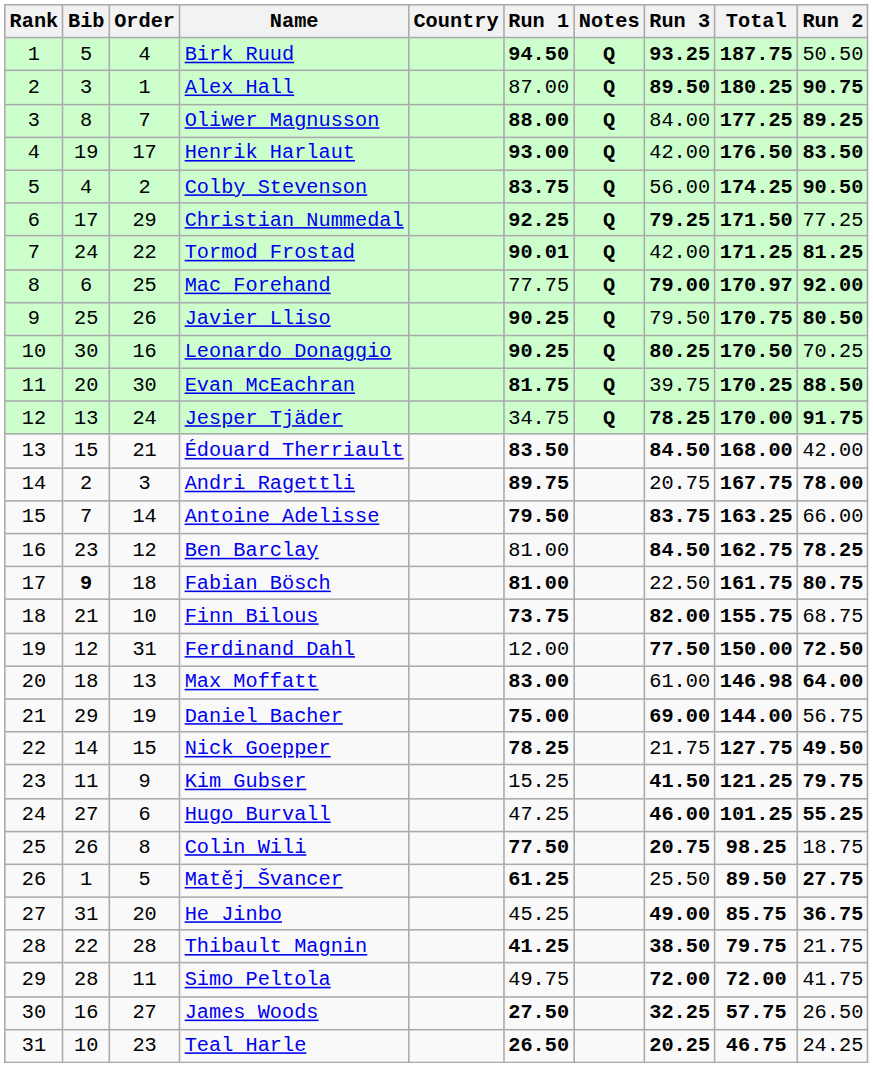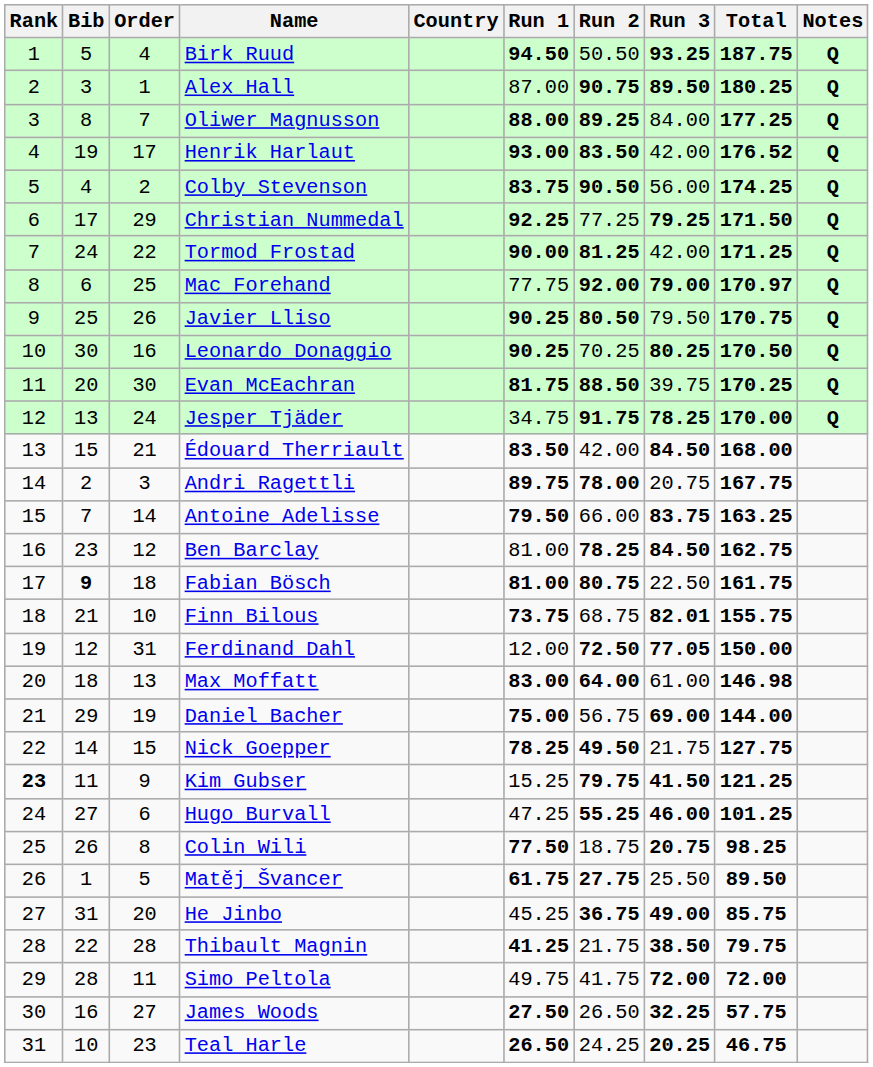columns swapped: (833, 21) <-> (609, 21)
(756, 154) 176.50 -> (756, 154) 176.52
(539, 253) 90.01 -> (539, 253) 90.00
(680, 616) 82.00 -> (680, 616) 82.01
(680, 649) 77.50 -> (680, 649) 77.05
(34, 782) normal -> (34, 782) bold
(539, 881) 61.25 -> (539, 881) 61.75
